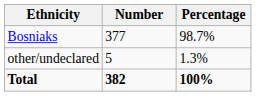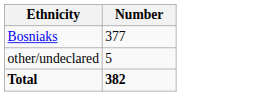- column: (213, 15)
